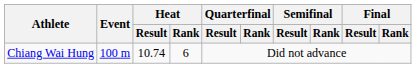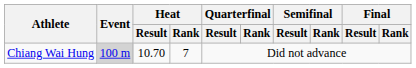(115, 53) no background -> (115, 53) lightgrey background
(151, 53) 10.74 -> (151, 53) 10.70
(186, 53) 6 -> (186, 53) 7
